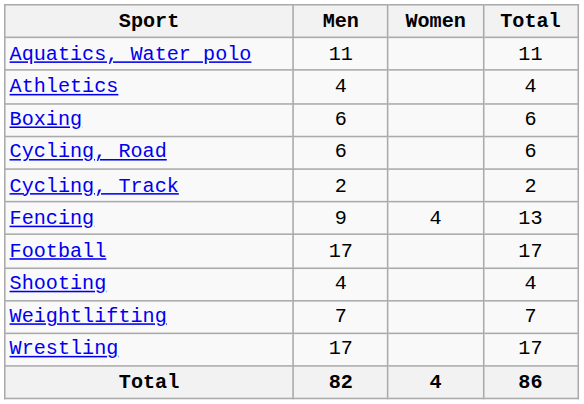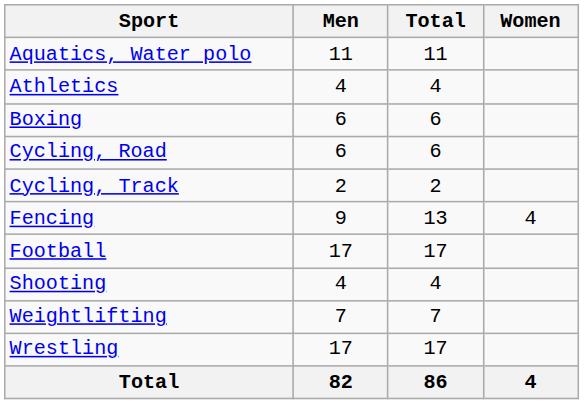columns swapped: (436, 21) <-> (530, 21)
